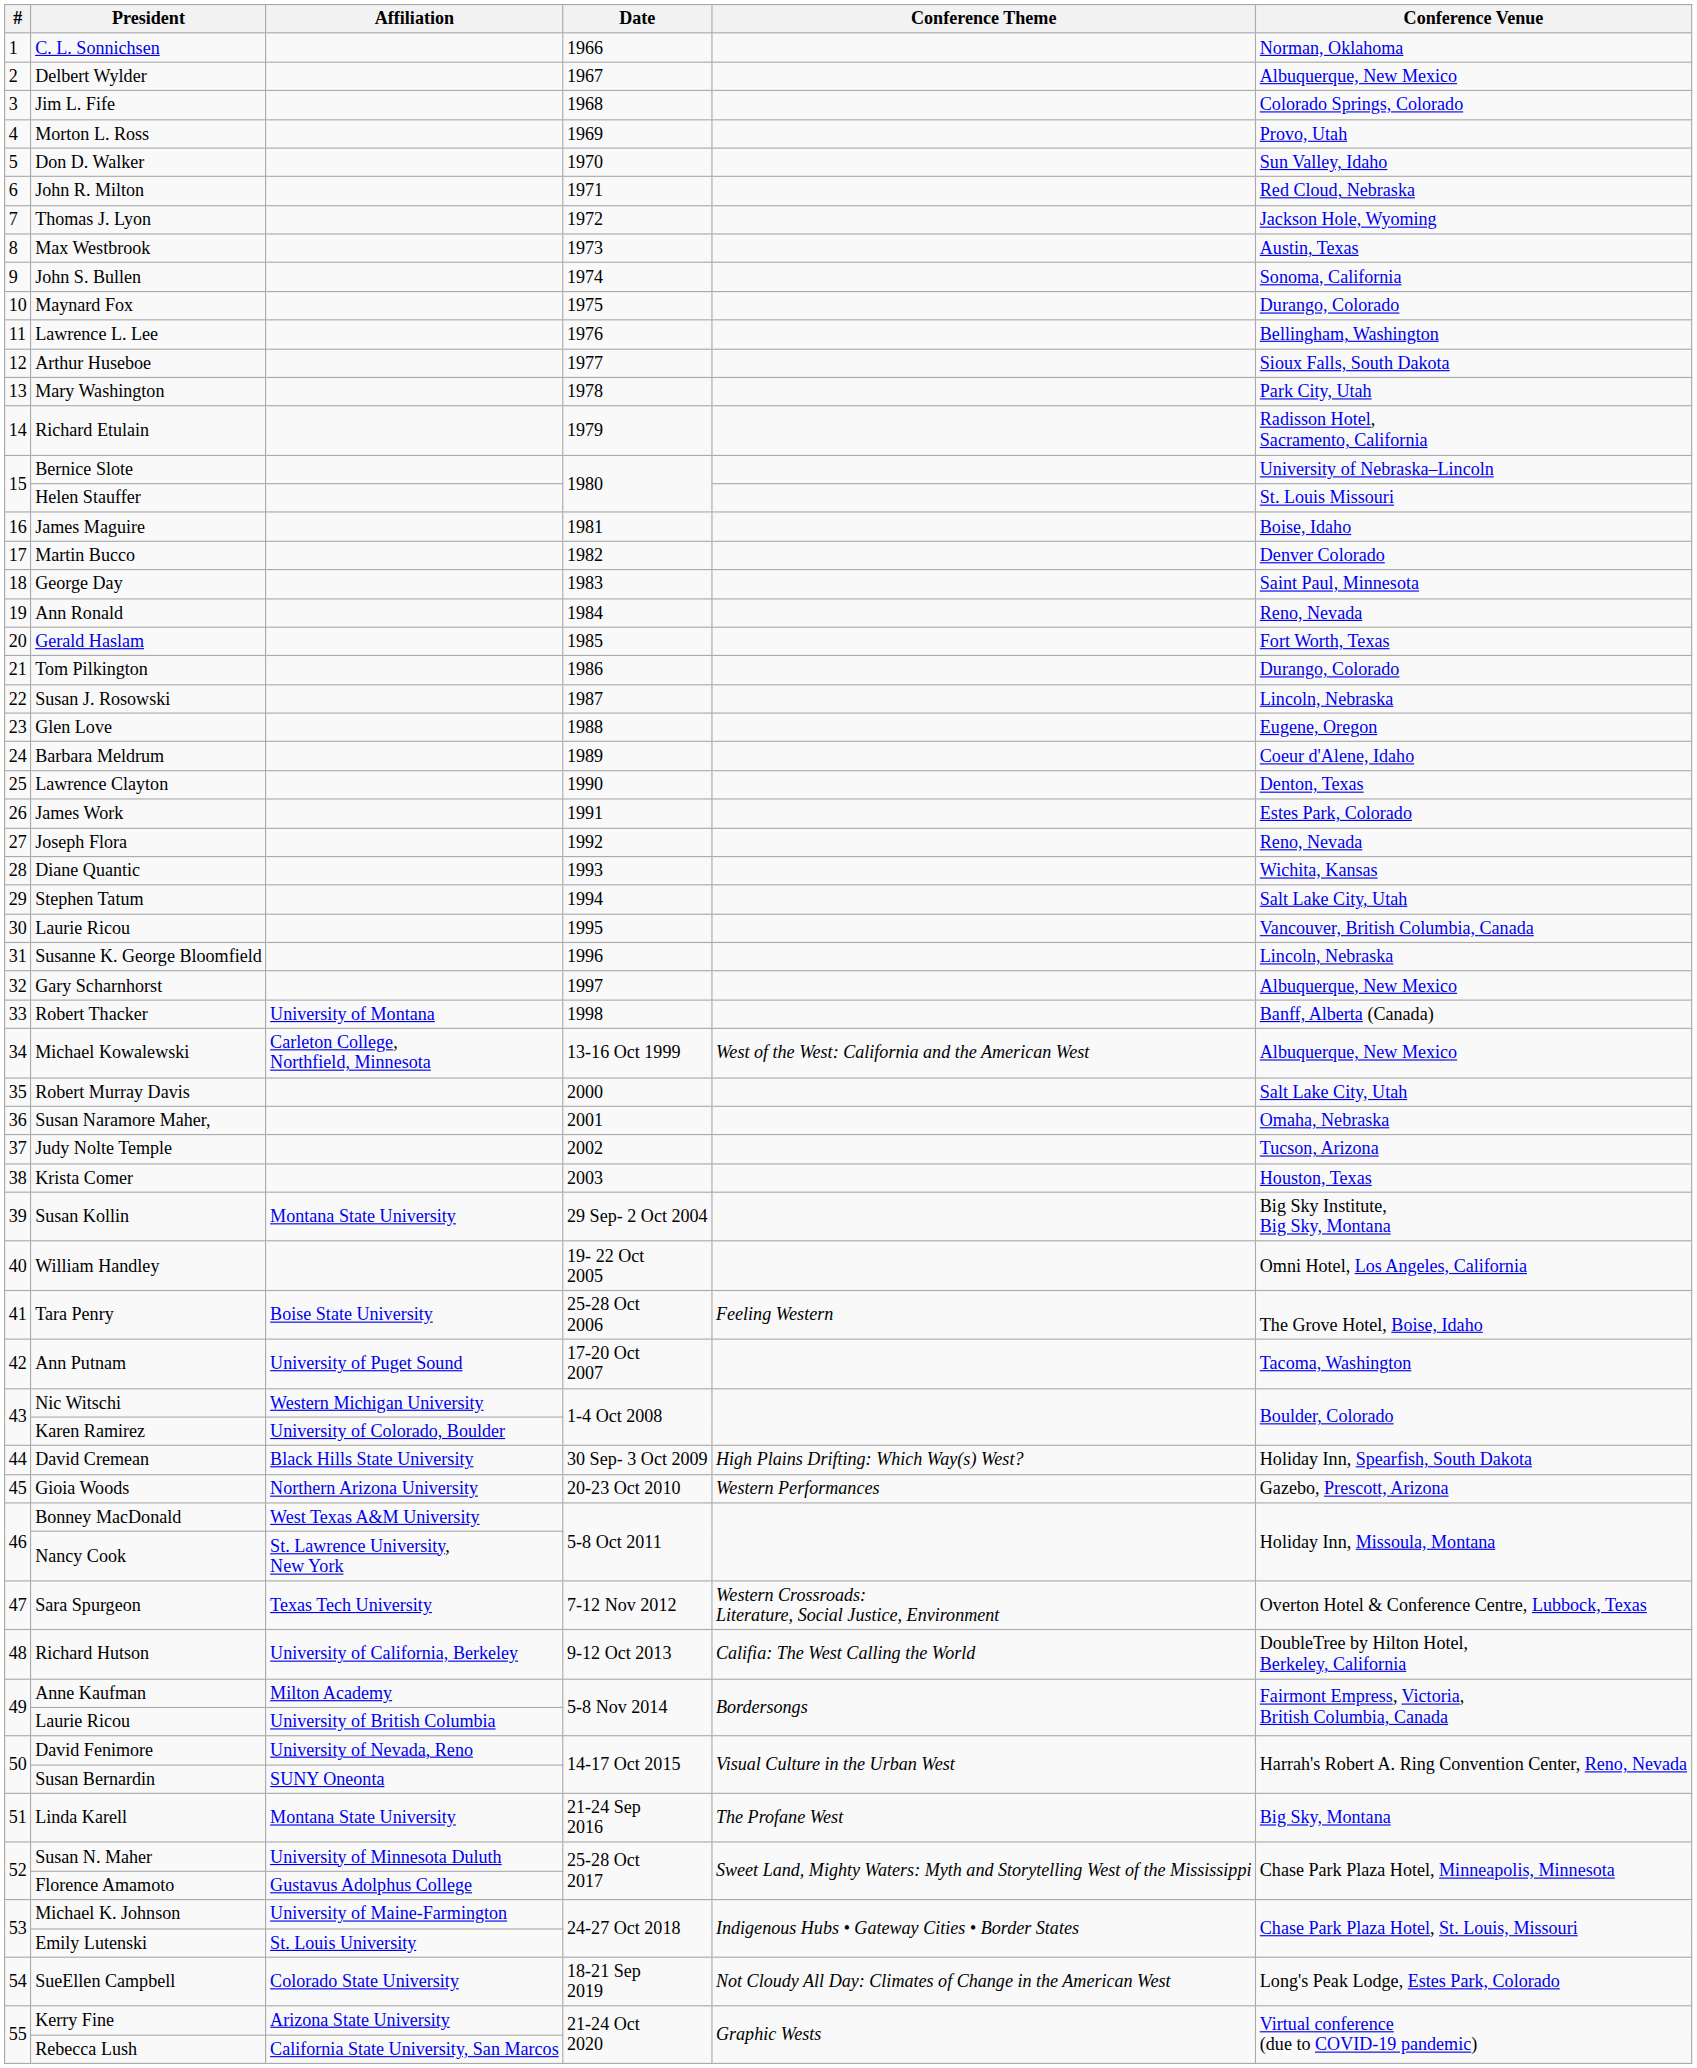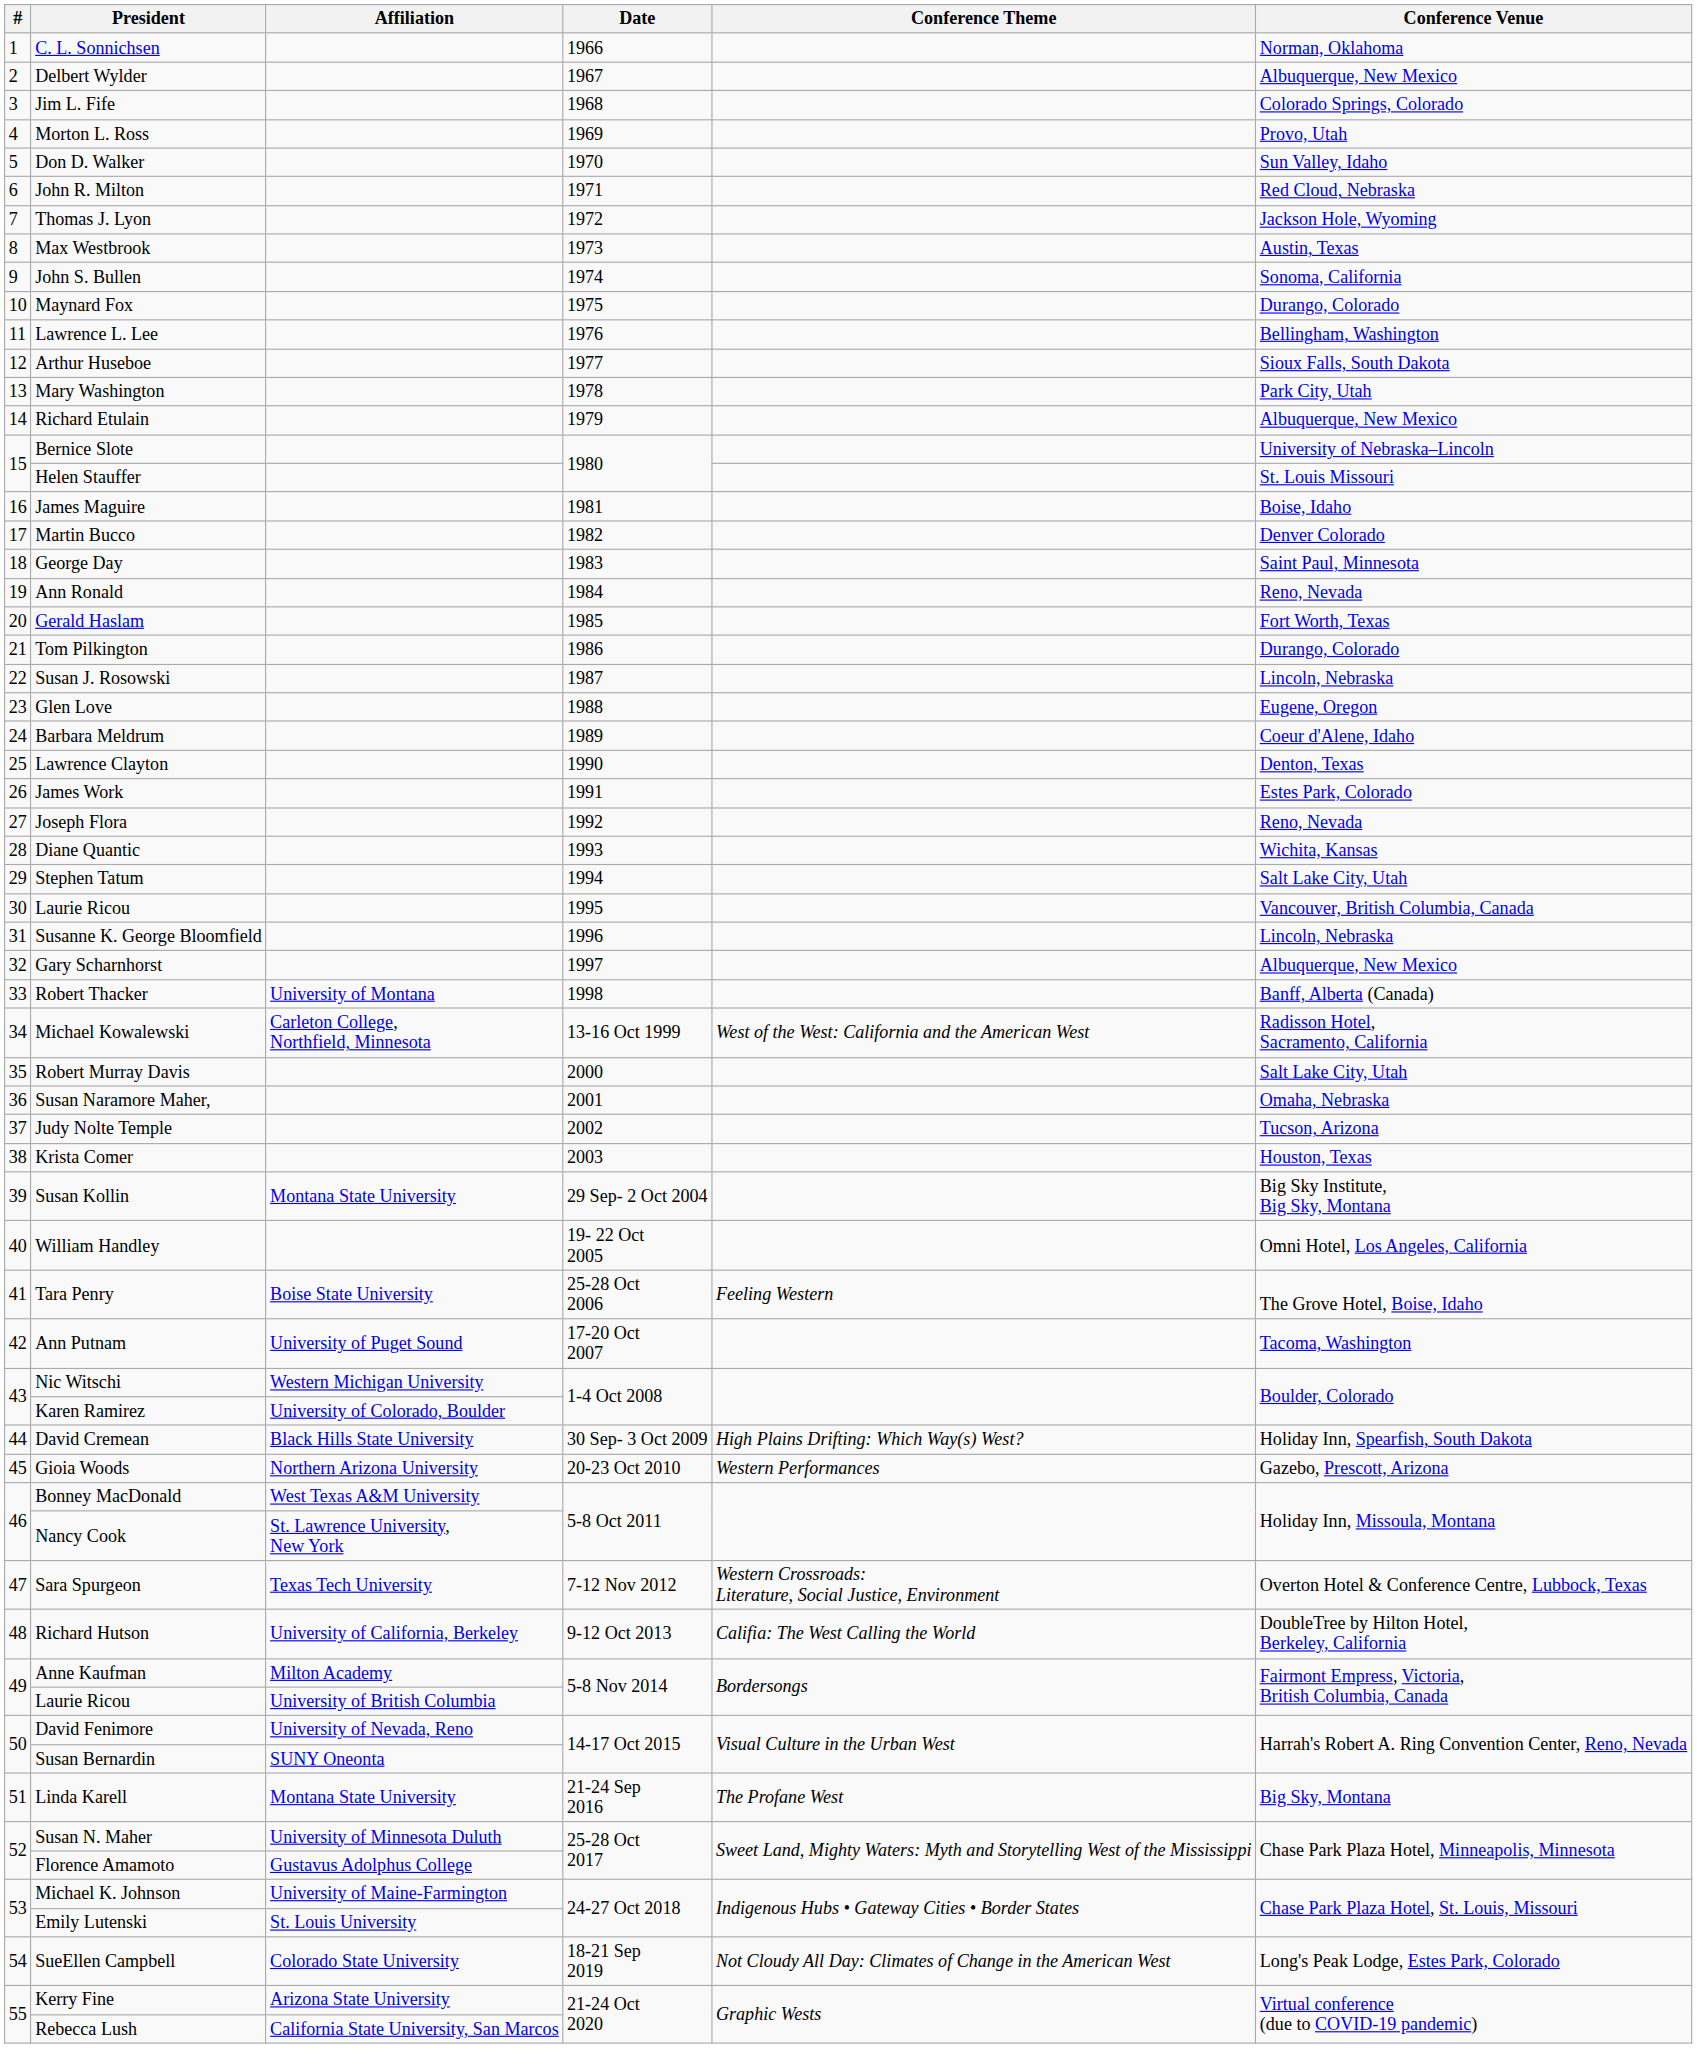(1344, 430) Radisson Hotel, Sacramento, California -> (1358, 420) Albuquerque, New Mexico
(1358, 1052) Albuquerque, New Mexico -> (1344, 1032) Radisson Hotel, Sacramento, California
